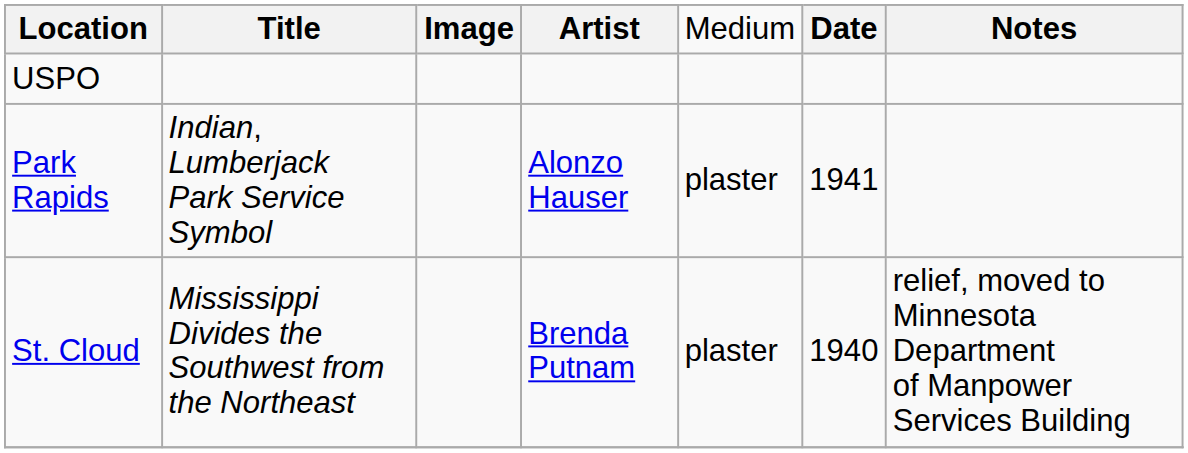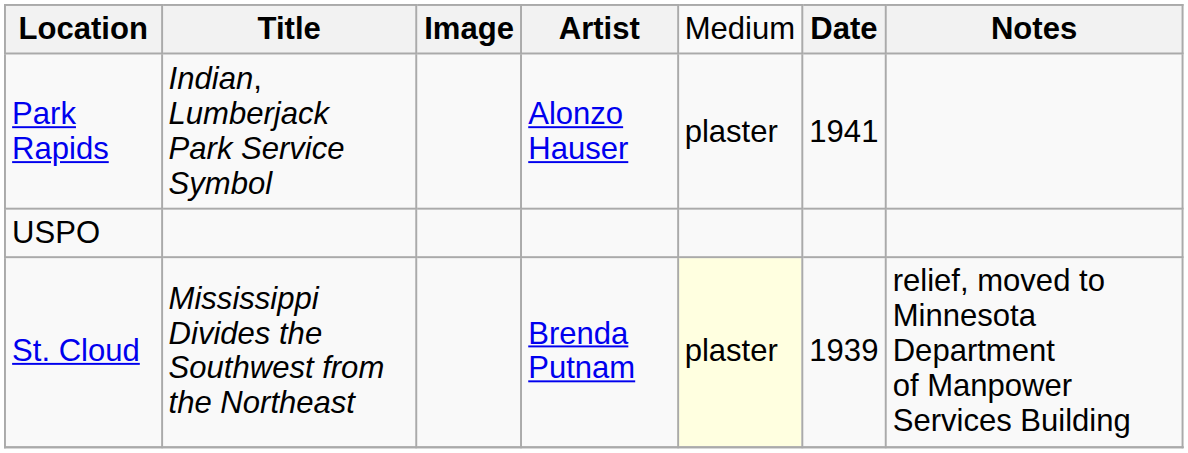rows swapped: (56, 78) <-> (60, 179)
(731, 351) no background -> (731, 351) lightyellow background
(844, 351) 1940 -> (844, 351) 1939
